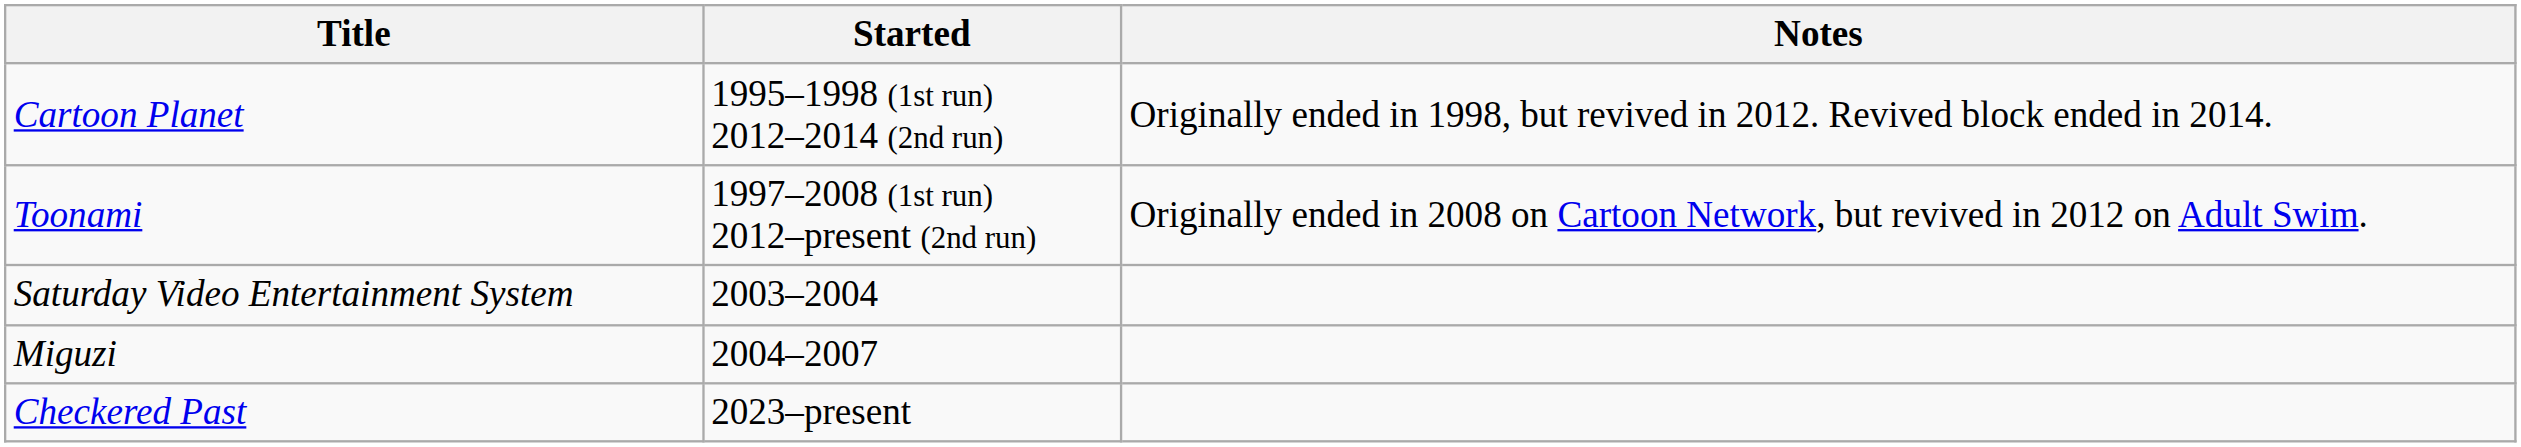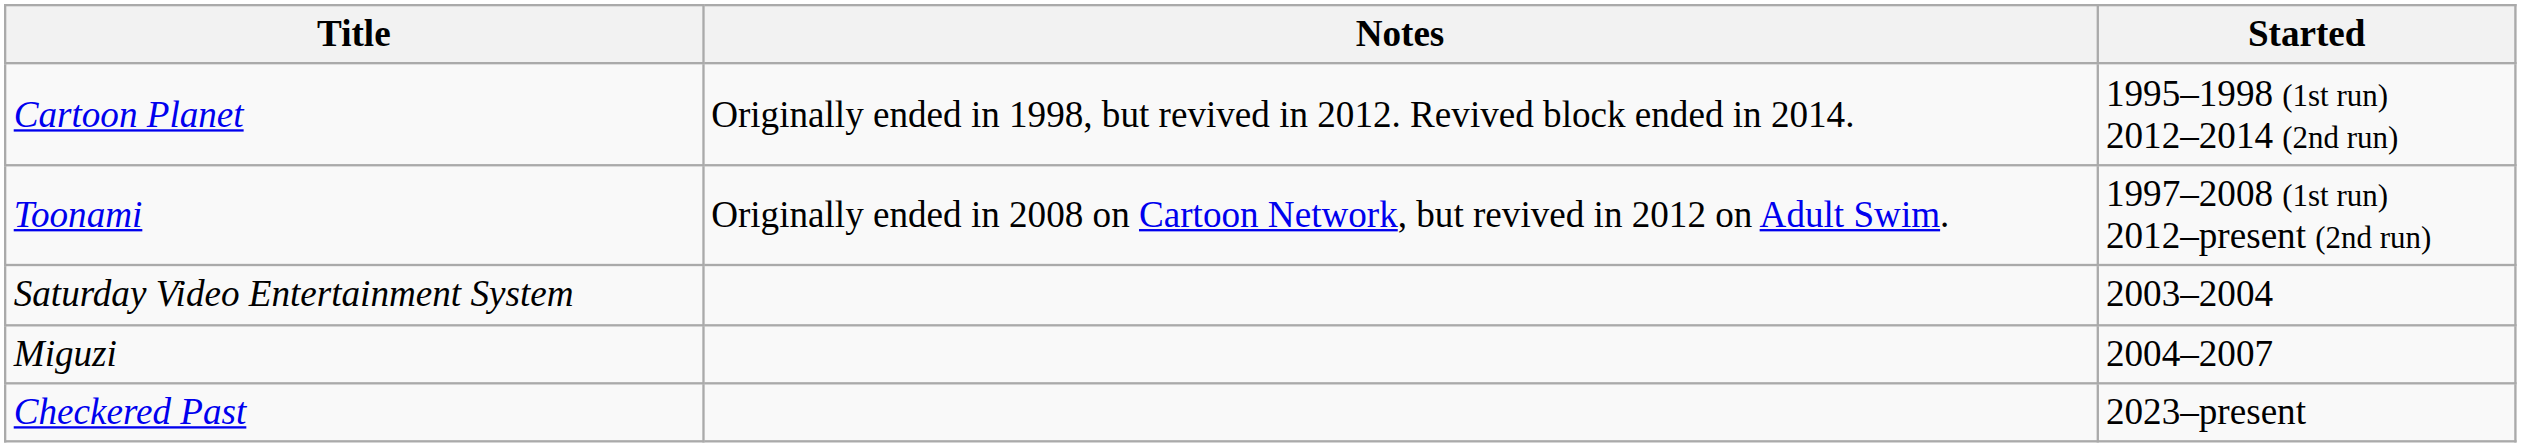columns swapped: (1818, 33) <-> (912, 33)
